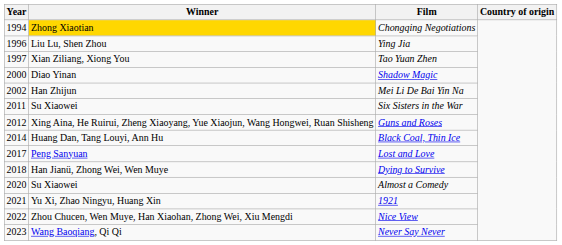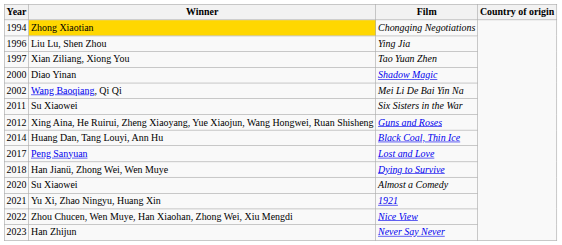(54, 91) Han Zhijun -> (76, 91) Wang Baoqiang, Qi Qi
(76, 232) Wang Baoqiang, Qi Qi -> (54, 232) Han Zhijun
